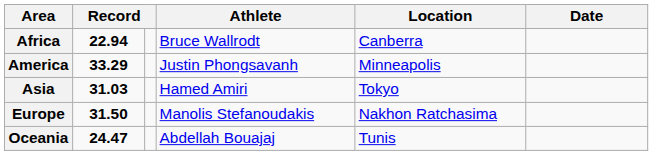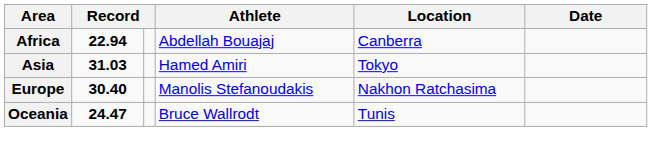(210, 41) Bruce Wallrodt -> (216, 41) Abdellah Bouajaj
- row: (38, 65)
(108, 114) 31.50 -> (108, 89) 30.40
(217, 138) Abdellah Bouajaj -> (209, 114) Bruce Wallrodt
